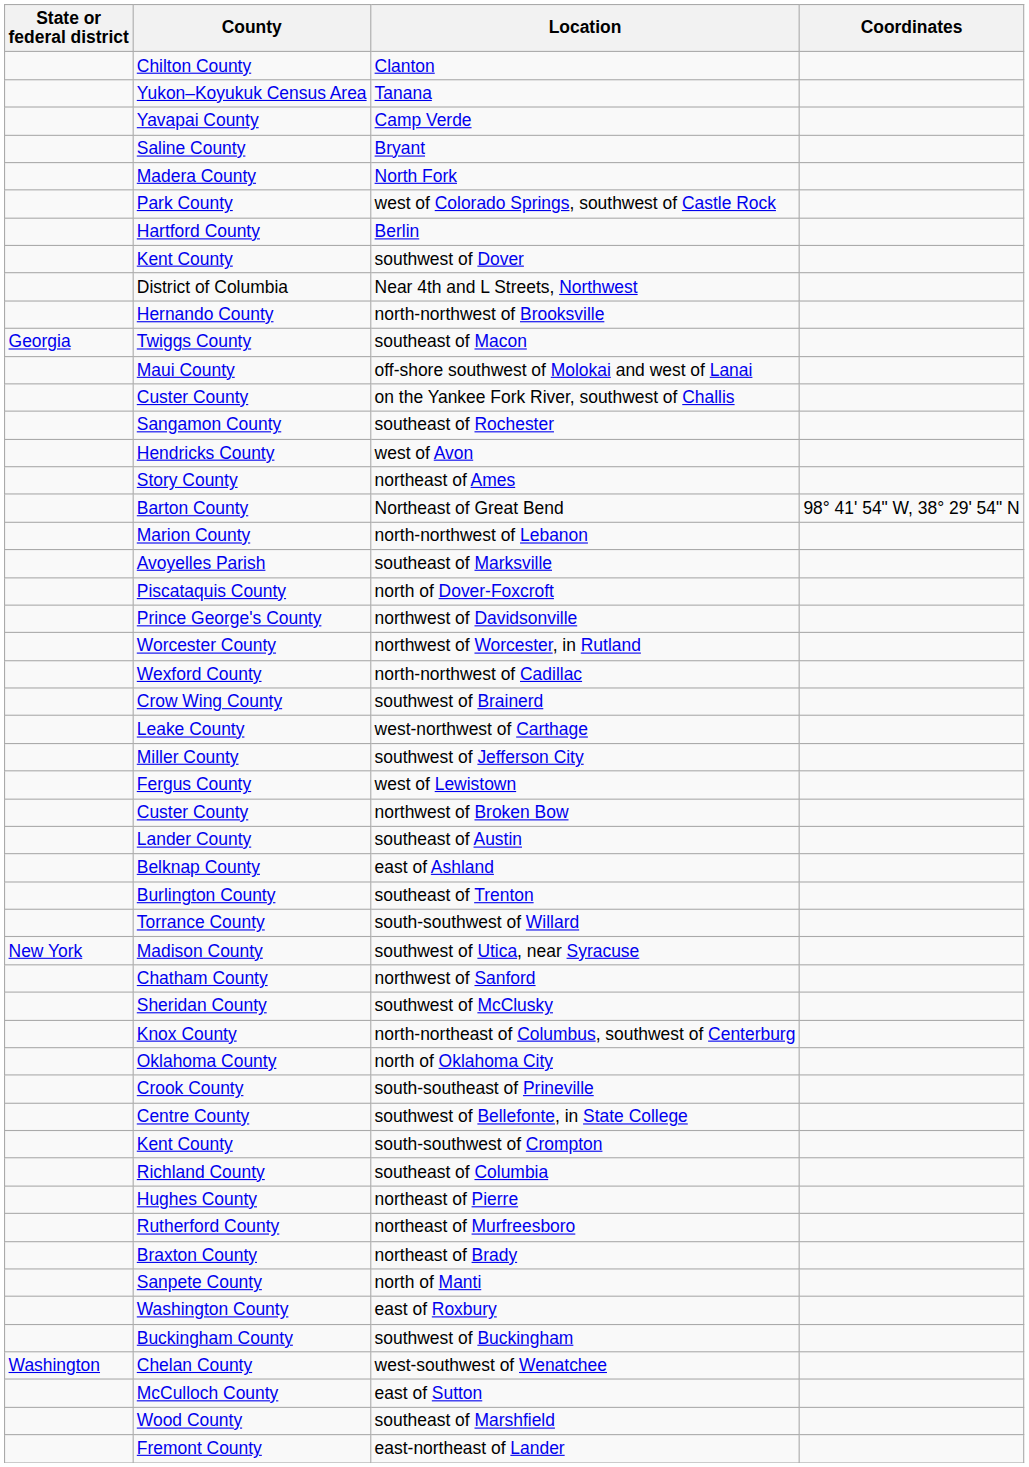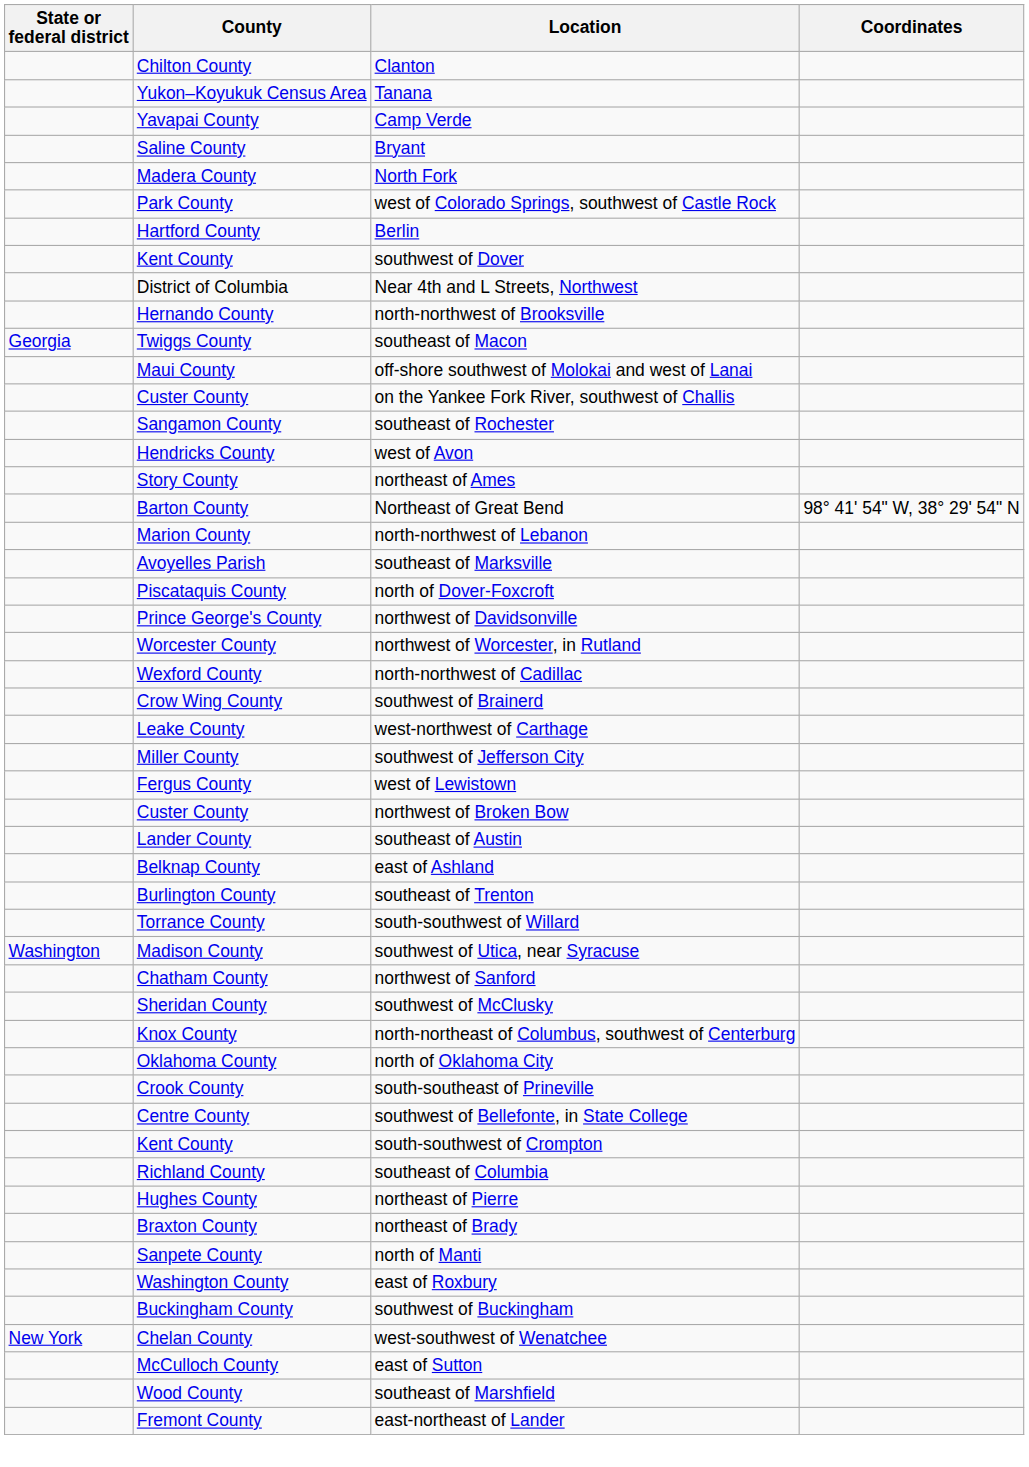(45, 950) New York -> (54, 950) Washington
- row: (475, 1227)
(54, 1365) Washington -> (45, 1337) New York
